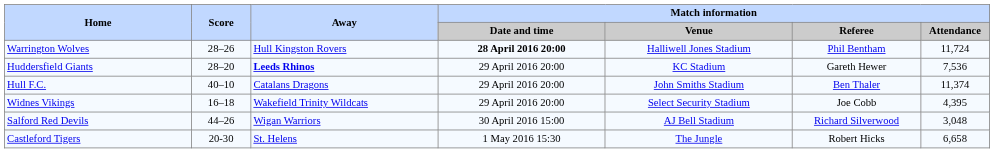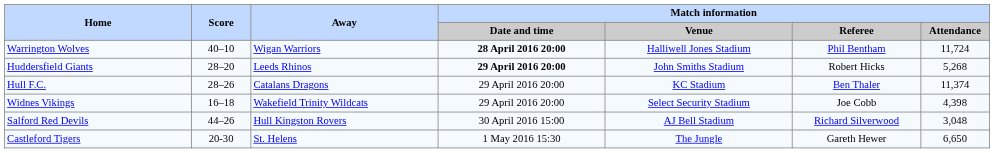(221, 49) 28–26 -> (221, 49) 40–10
(300, 49) Hull Kingston Rovers -> (287, 49) Wigan Warriors
(284, 67) bold -> (282, 67) normal
(522, 67) normal -> (522, 67) bold
(699, 67) KC Stadium -> (699, 67) John Smiths Stadium
(857, 67) Gareth Hewer -> (857, 67) Robert Hicks
(955, 67) 7,536 -> (955, 67) 5,268
(221, 85) 40–10 -> (221, 85) 28–26
(699, 85) John Smiths Stadium -> (699, 85) KC Stadium
(955, 103) 4,395 -> (955, 103) 4,398
(287, 121) Wigan Warriors -> (300, 121) Hull Kingston Rovers
(857, 139) Robert Hicks -> (857, 139) Gareth Hewer
(955, 139) 6,658 -> (955, 139) 6,650
